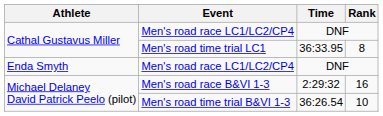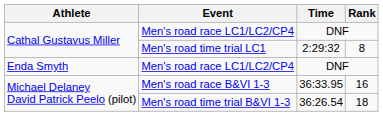(321, 49) 36:33.95 -> (321, 49) 2:29:32
(321, 85) 2:29:32 -> (321, 85) 36:33.95
(362, 102) 10 -> (362, 102) 18
